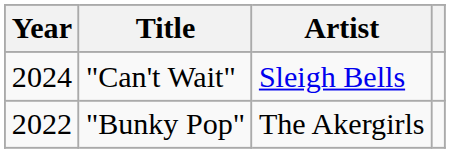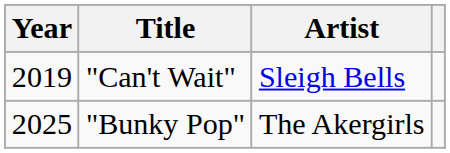(42, 76) 2024 -> (42, 76) 2019
(42, 123) 2022 -> (42, 123) 2025
